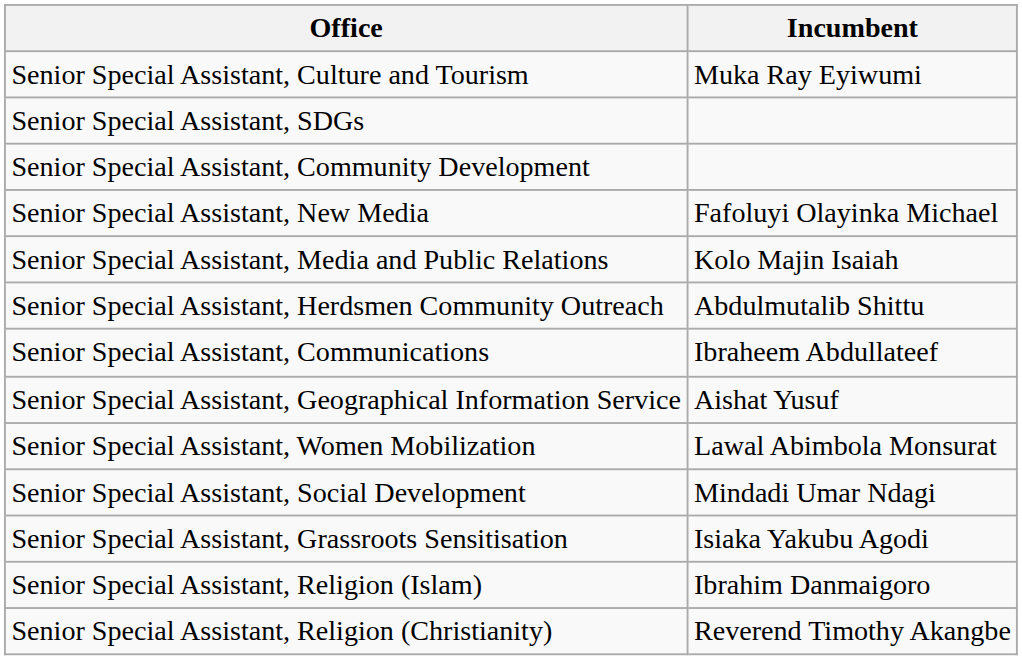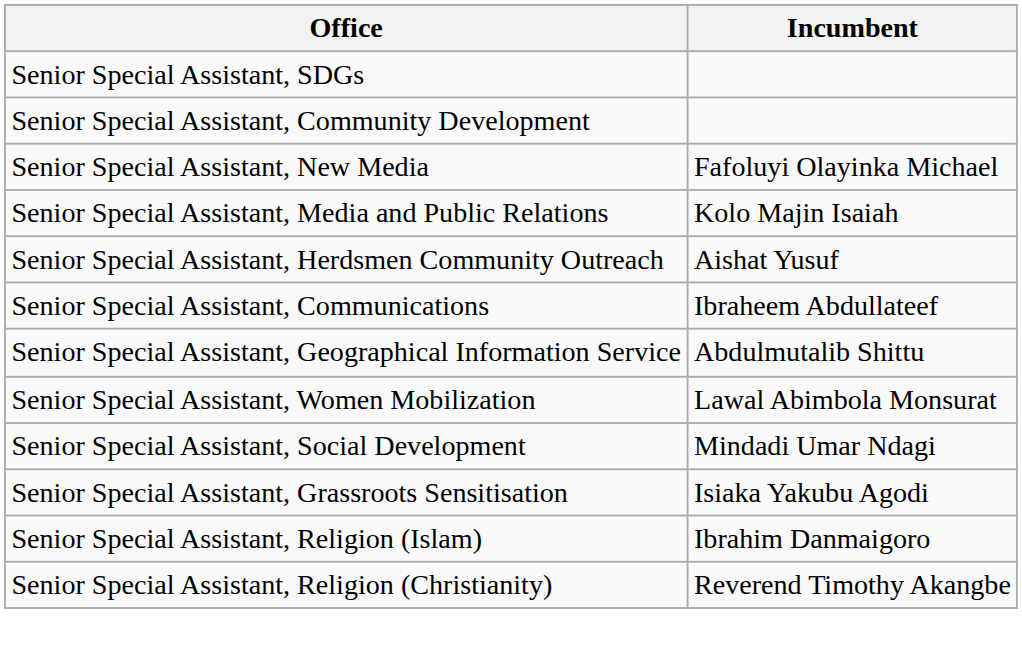- row: (270, 74)
(809, 306) Abdulmutalib Shittu -> (766, 259) Aishat Yusuf
(766, 398) Aishat Yusuf -> (809, 352) Abdulmutalib Shittu
